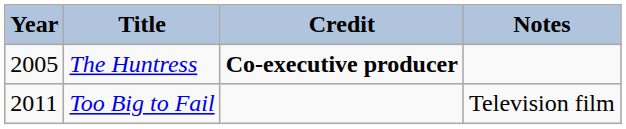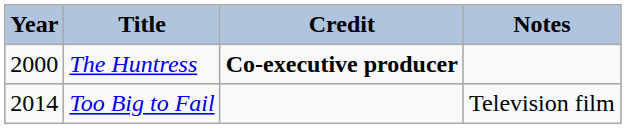(34, 64) 2005 -> (34, 64) 2000
(34, 103) 2011 -> (34, 103) 2014
